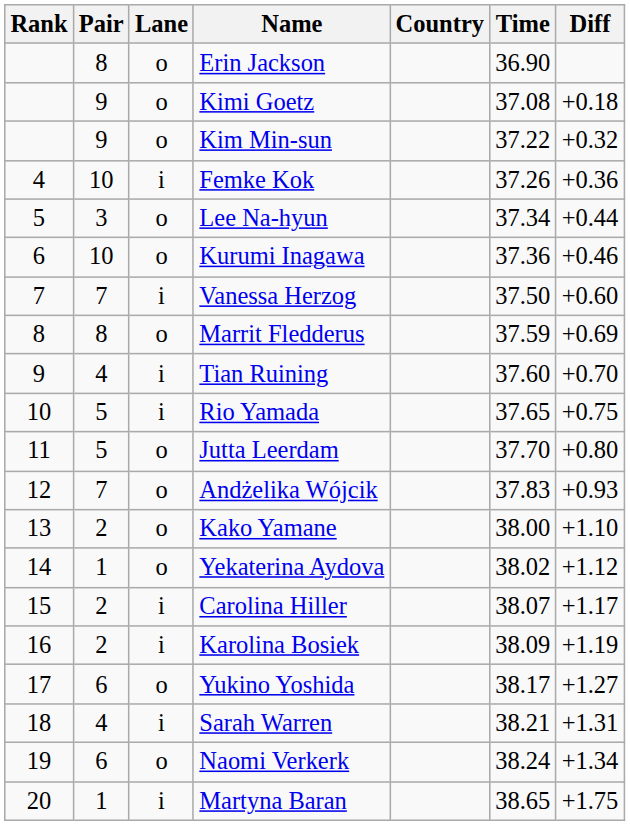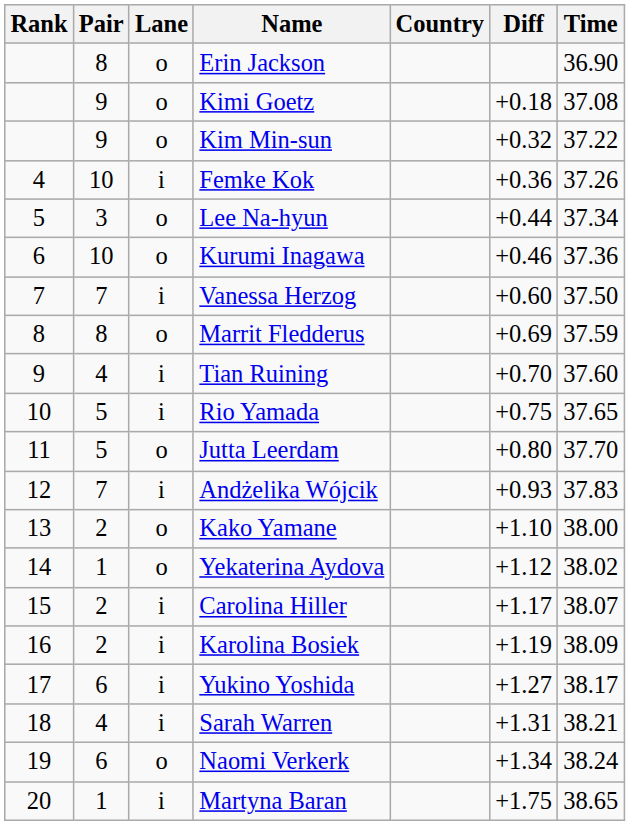columns swapped: (523, 23) <-> (590, 23)
(162, 489) o -> (162, 489) i
(162, 683) o -> (162, 683) i
